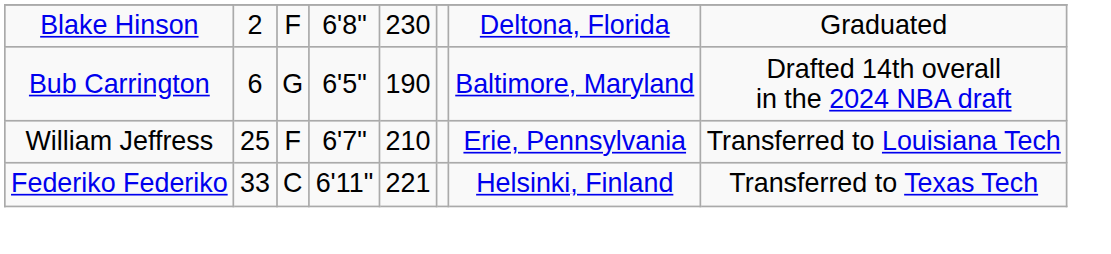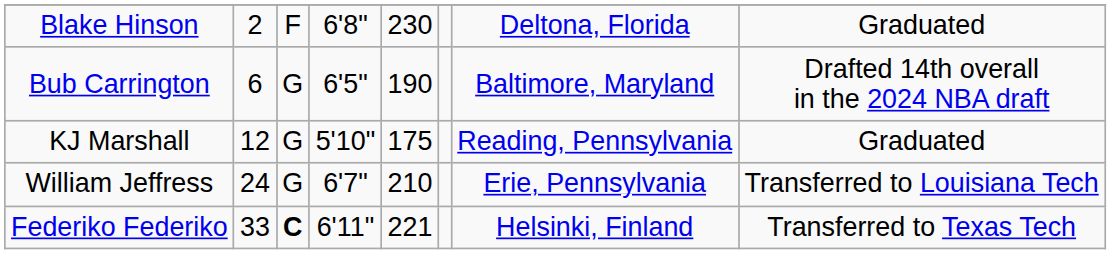+ row: (119, 141)
(255, 141) 25 -> (255, 183) 24
(293, 141) F -> (293, 183) G
(293, 183) normal -> (293, 226) bold
